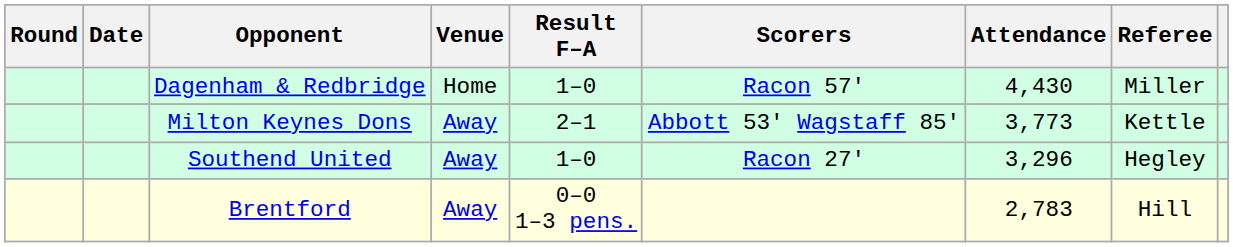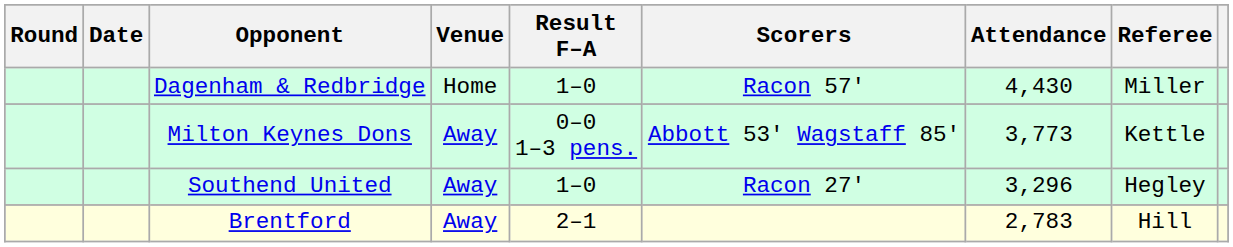(576, 123) 2–1 -> (576, 136) 0–0 1–3 pens.
(576, 210) 0–0 1–3 pens. -> (576, 223) 2–1
